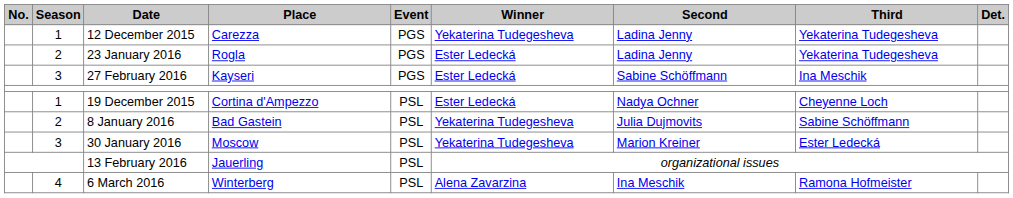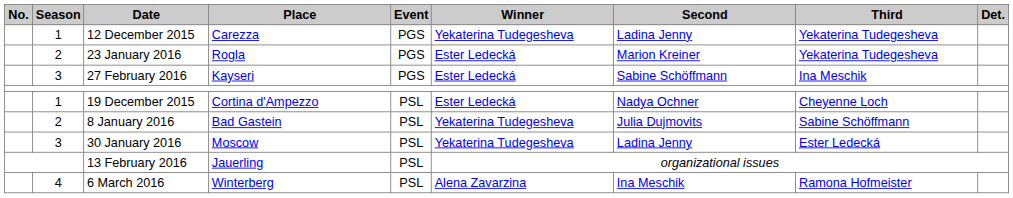(655, 55) Ladina Jenny -> (658, 55) Marion Kreiner
(658, 142) Marion Kreiner -> (655, 142) Ladina Jenny
